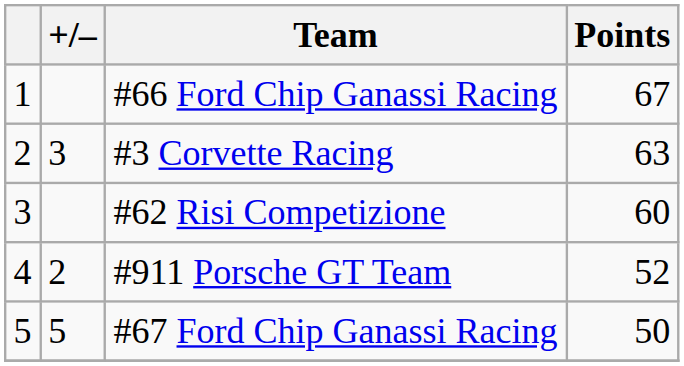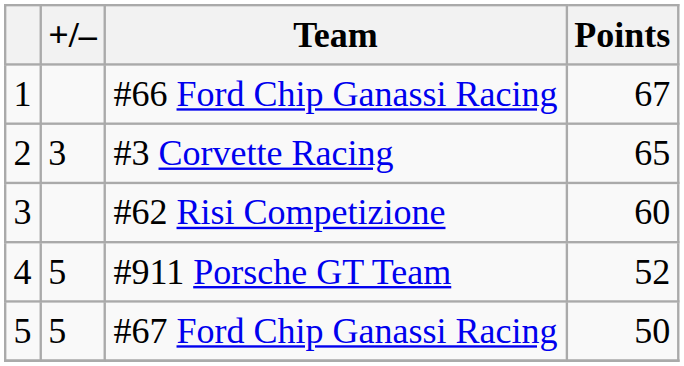(652, 153) 63 -> (652, 153) 65
(57, 271) 2 -> (57, 271) 5
